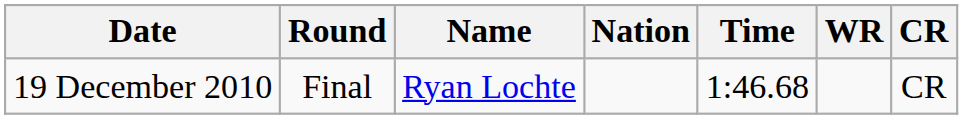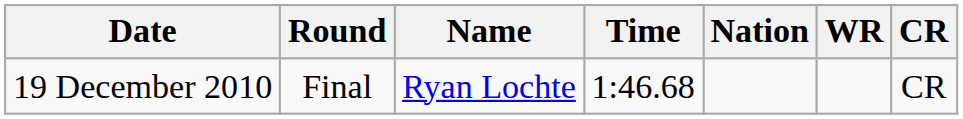columns swapped: (641, 31) <-> (757, 31)
